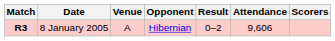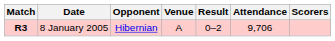columns swapped: (170, 12) <-> (127, 12)
(260, 28) 9,606 -> (260, 28) 9,706
